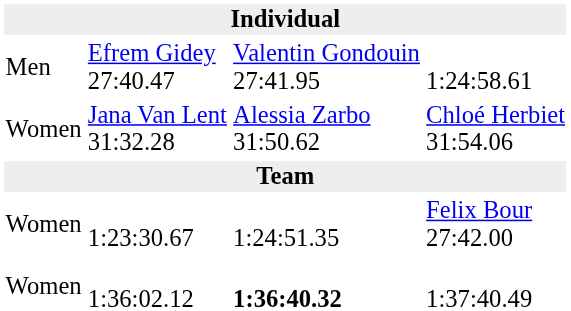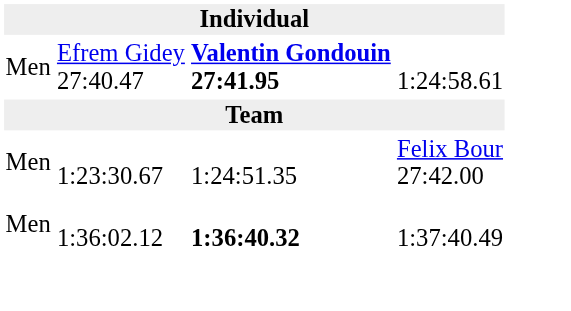(327, 66) normal -> (291, 66) bold
- row: (157, 128)
(44, 224) Women -> (28, 162) Men
(44, 285) Women -> (28, 224) Men
